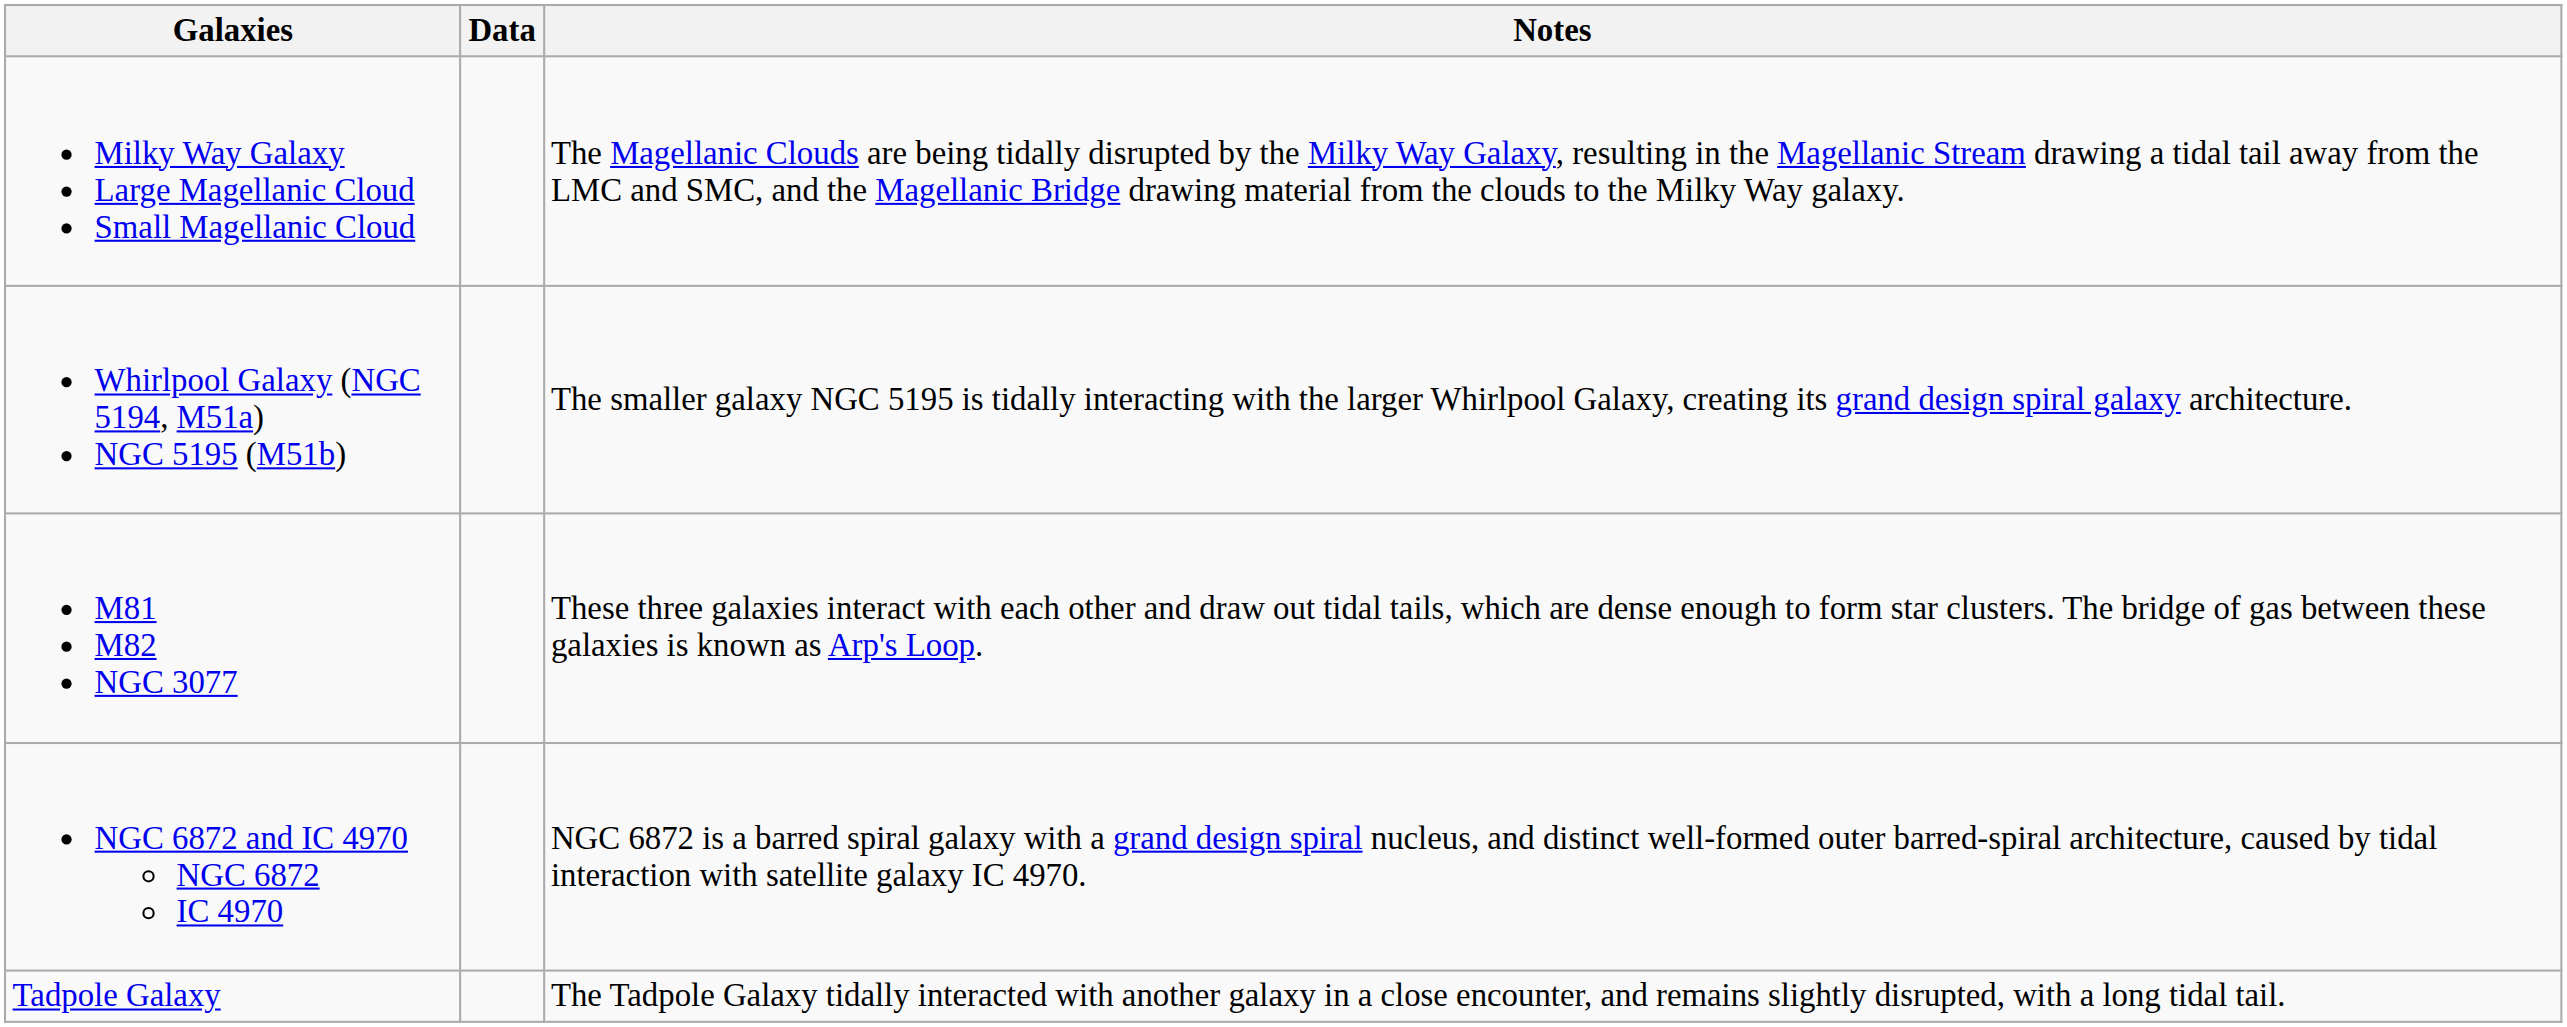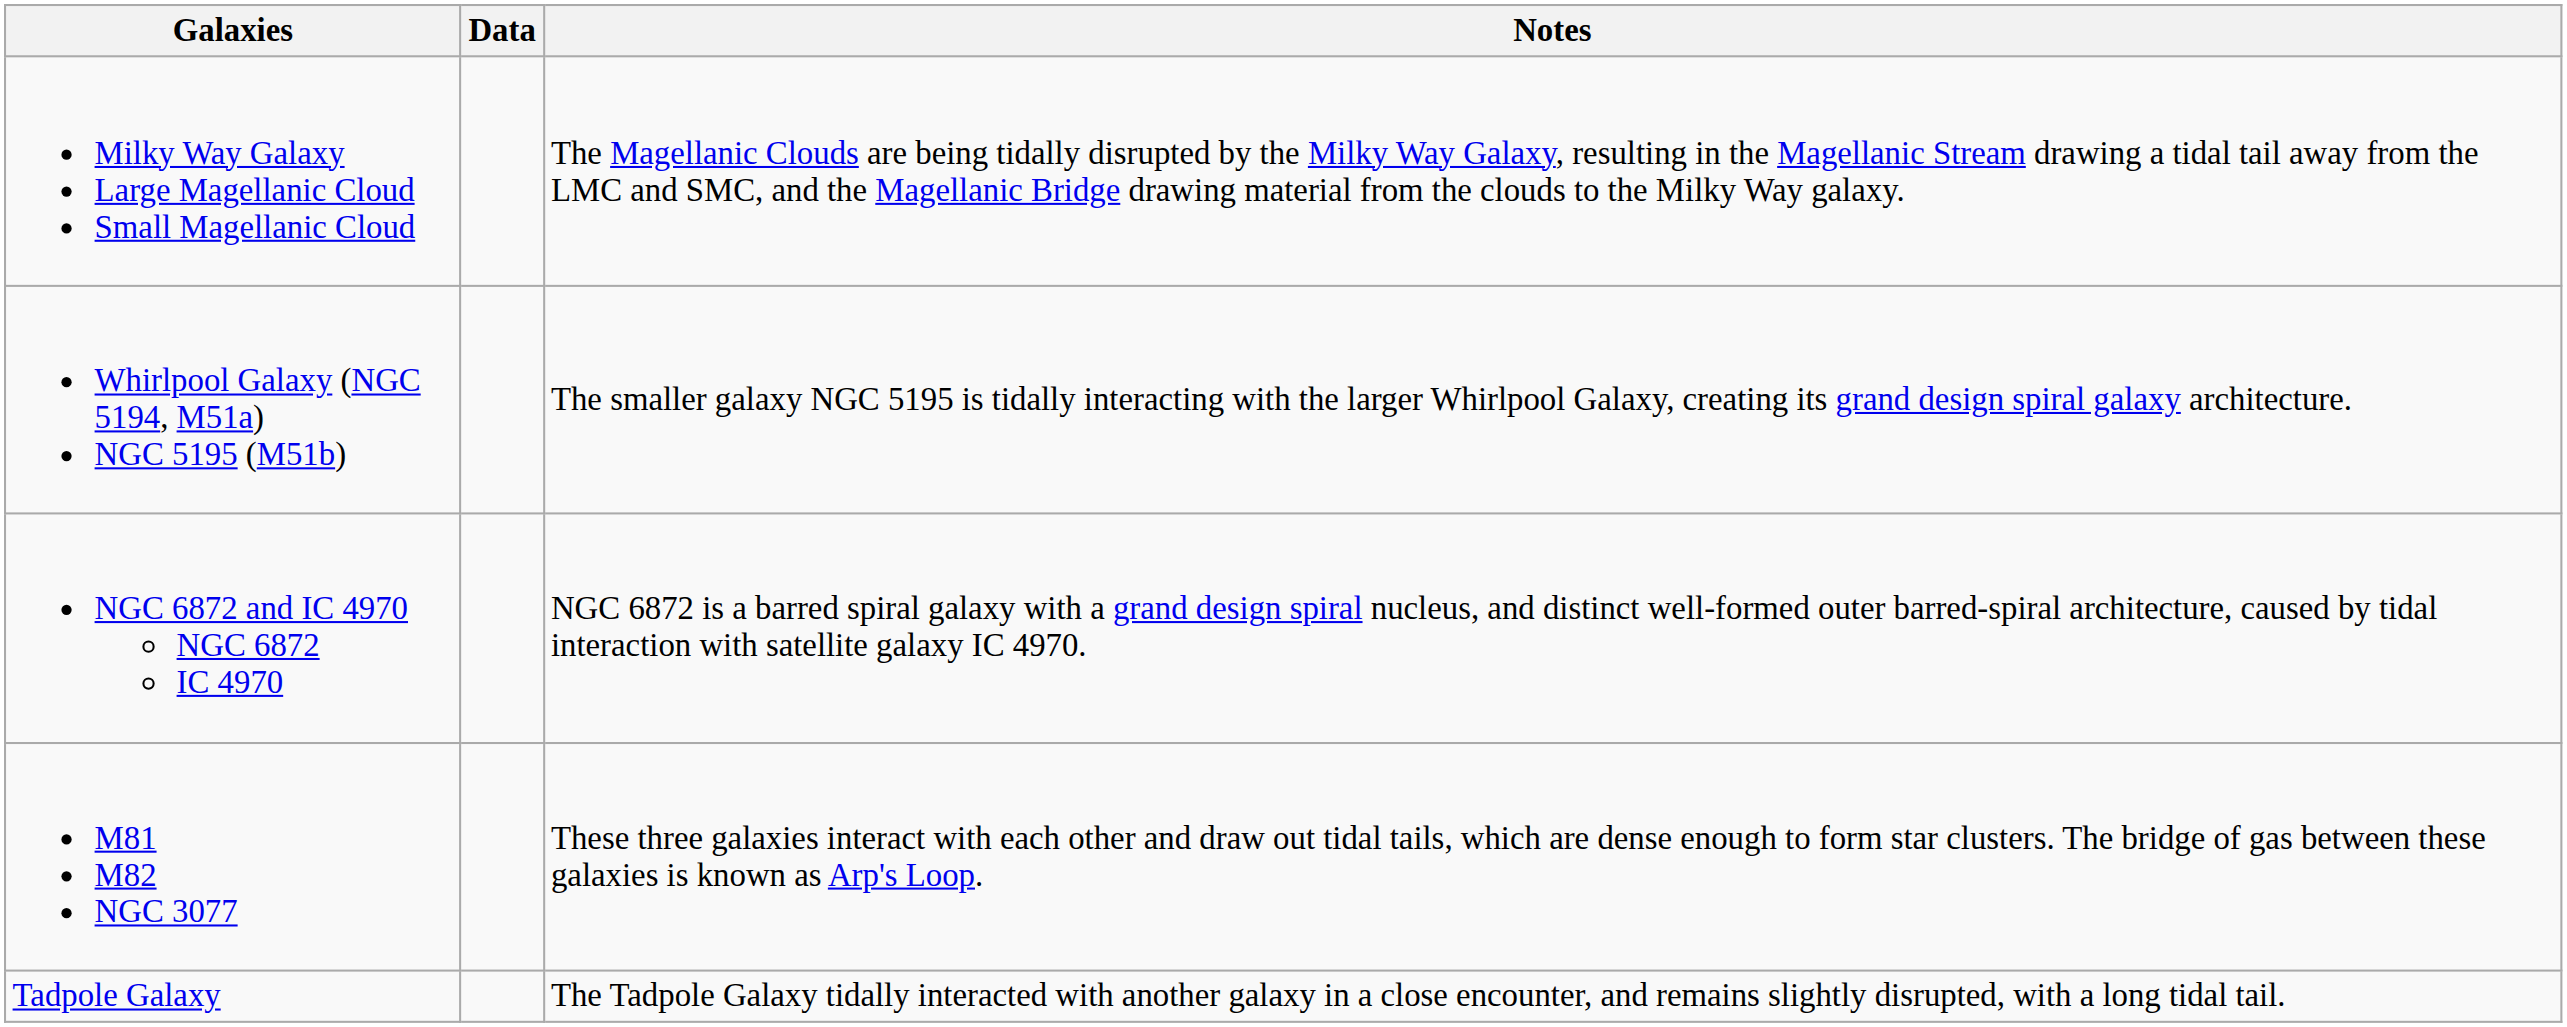rows swapped: (233, 646) <-> (233, 875)
